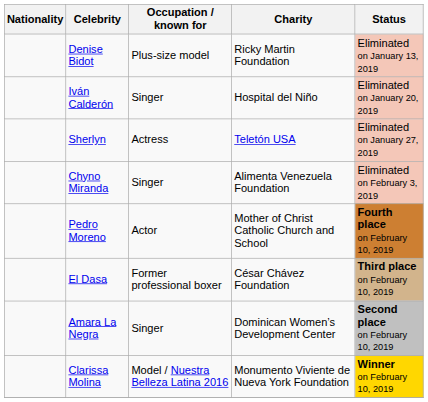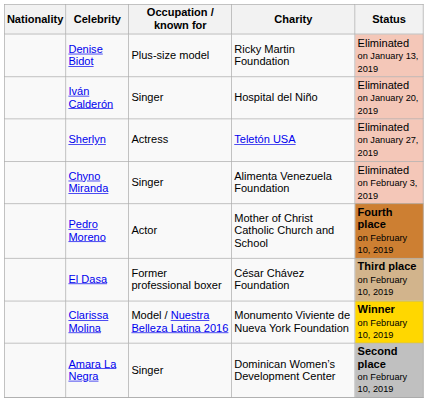rows swapped: (92, 328) <-> (88, 376)
